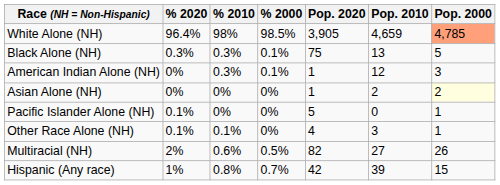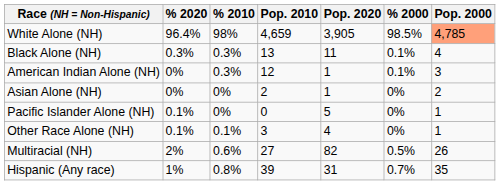columns swapped: (281, 14) <-> (400, 14)
(315, 53) 75 -> (330, 53) 11
(438, 53) 5 -> (438, 53) 4
(438, 92) lightyellow background -> (438, 92) no background
(315, 170) 42 -> (331, 170) 31
(441, 170) 15 -> (441, 170) 35
